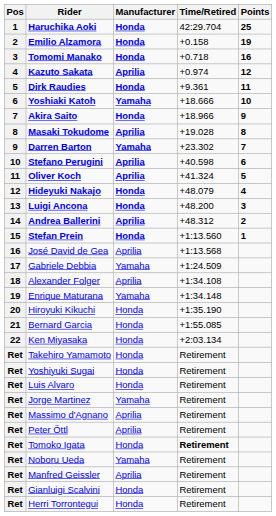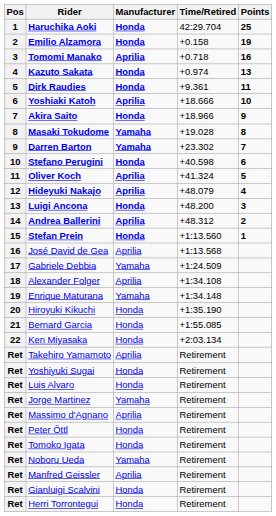(130, 57) Honda -> (130, 57) Aprilia
(130, 72) Aprilia -> (130, 72) Honda
(246, 72) 12 -> (246, 72) 13
(133, 101) Yamaha -> (130, 101) Aprilia
(130, 131) Aprilia -> (133, 131) Yamaha
(130, 161) Aprilia -> (130, 161) Honda
(130, 191) Honda -> (130, 191) Aprilia
(129, 355) Honda -> (128, 355) Aprilia
(128, 430) Aprilia -> (129, 430) Honda
(204, 445) bold -> (202, 445) normal
